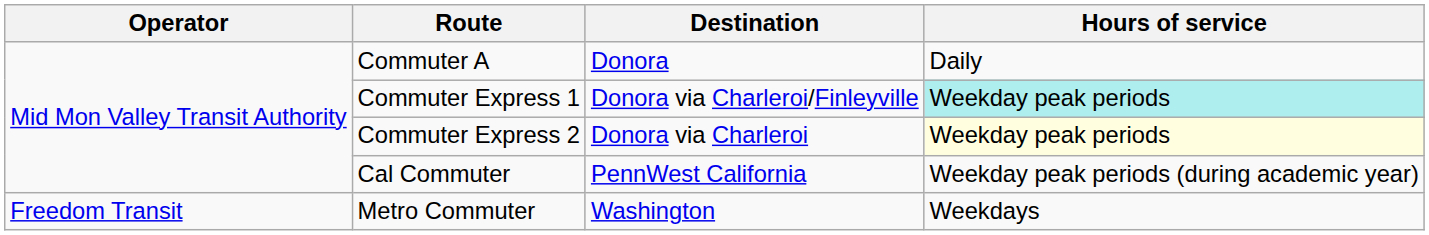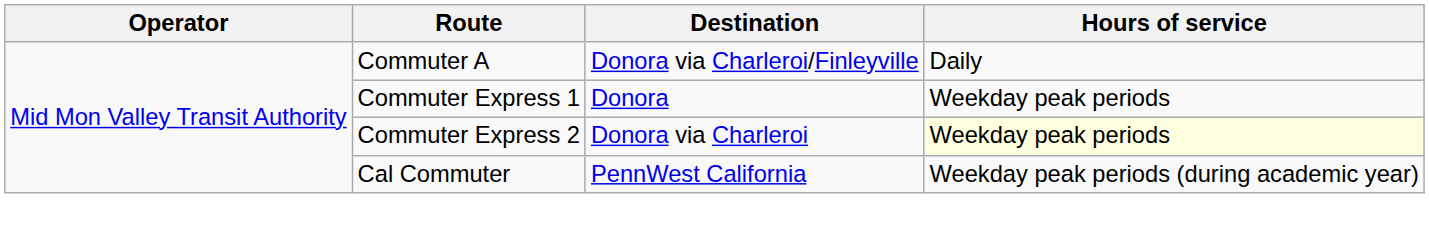(630, 60) Donora -> (755, 60) Donora via Charleroi/Finleyville
(755, 98) Donora via Charleroi/Finleyville -> (630, 98) Donora
(1050, 98) paleturquoise background -> (1050, 98) no background
- row: (446, 211)
